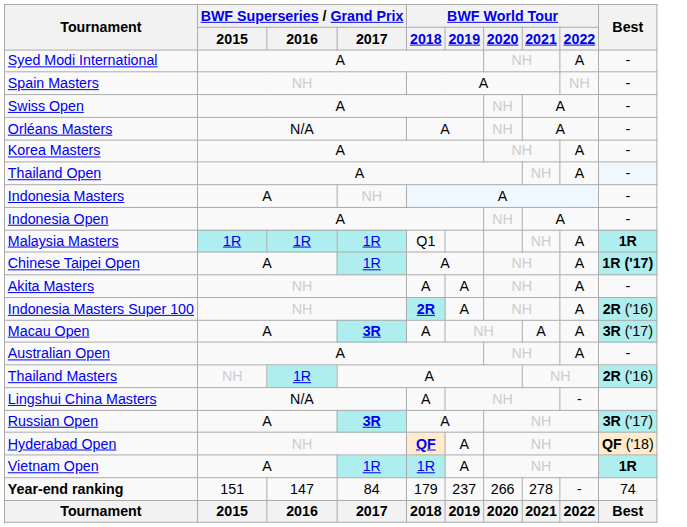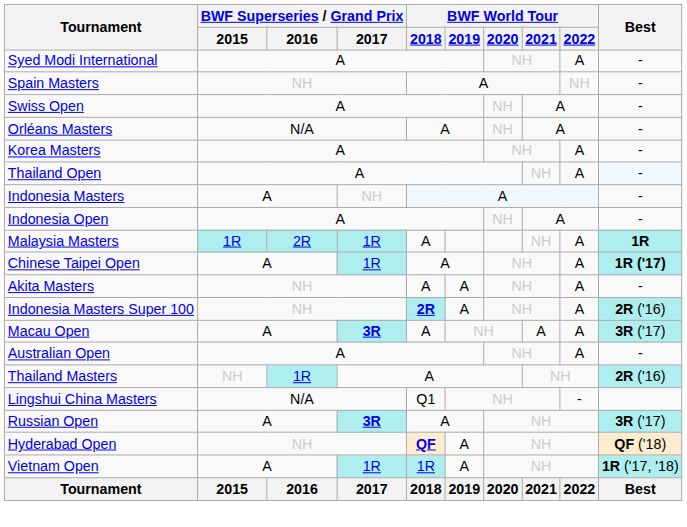(302, 241) 1R -> (302, 241) 2R
(426, 241) Q1 -> (426, 241) A
(426, 399) A -> (426, 399) Q1
(628, 467) 1R -> (640, 467) 1R ('17, '18)
- row: (66, 489)
